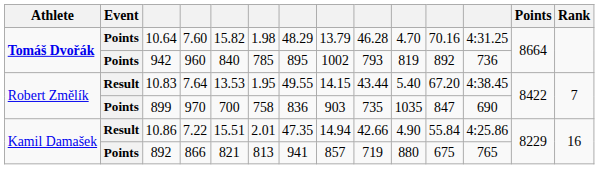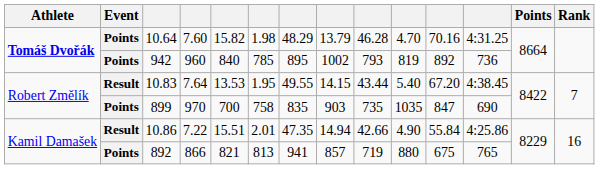(298, 107) 836 -> (298, 107) 835
